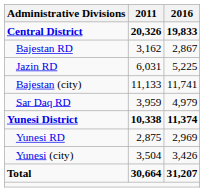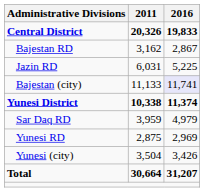(182, 84) no background -> (182, 84) lavender background
rows swapped: (42, 119) <-> (43, 102)
